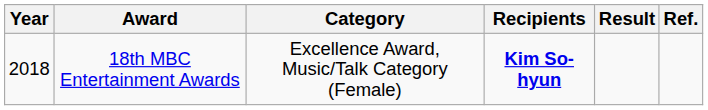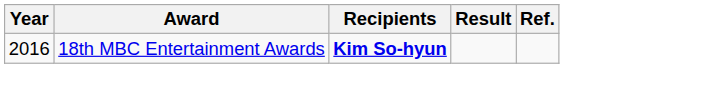- column: (365, 19)
(29, 68) 2018 -> (29, 48) 2016
